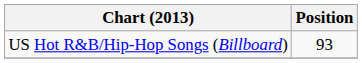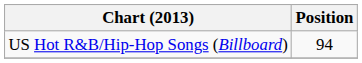(324, 44) 93 -> (324, 44) 94
